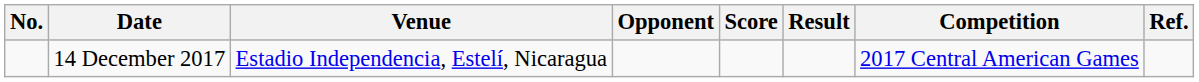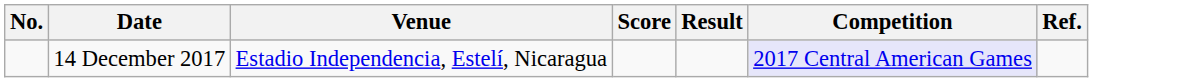- column: (666, 22)
(999, 58) no background -> (893, 58) lavender background
